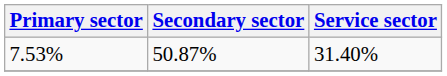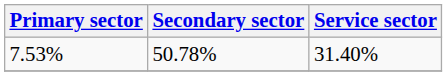(184, 53) 50.87% -> (184, 53) 50.78%
